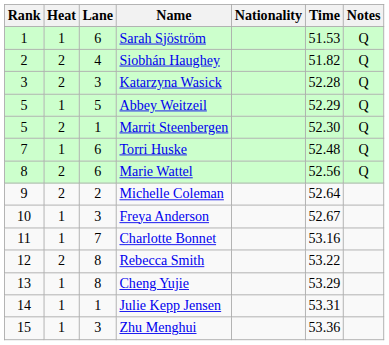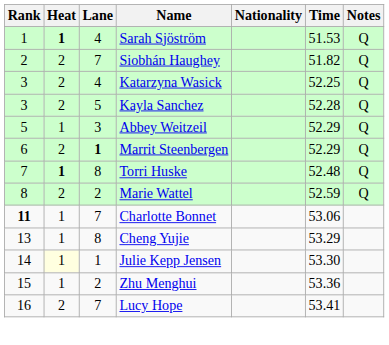(62, 37) normal -> (62, 37) bold
(98, 37) 6 -> (98, 37) 4
(98, 60) 4 -> (98, 60) 7
(98, 82) 3 -> (98, 82) 4
(324, 82) 52.28 -> (324, 82) 52.25
+ row: (161, 104)
(98, 104) 5 -> (98, 127) 3
(24, 127) 5 -> (24, 149) 6
(98, 127) normal -> (98, 149) bold
(324, 127) 52.30 -> (324, 149) 52.29
(62, 149) normal -> (62, 171) bold
(98, 149) 6 -> (98, 171) 8
(98, 171) 6 -> (98, 194) 2
(324, 171) 52.56 -> (324, 194) 52.59
- row: (172, 194)
- row: (164, 216)
(24, 238) normal -> (24, 216) bold
(324, 238) 53.16 -> (324, 216) 53.06
- row: (162, 261)
(62, 305) no background -> (62, 261) lightyellow background
(324, 305) 53.31 -> (324, 261) 53.30
(98, 328) 3 -> (98, 283) 2
+ row: (151, 305)
